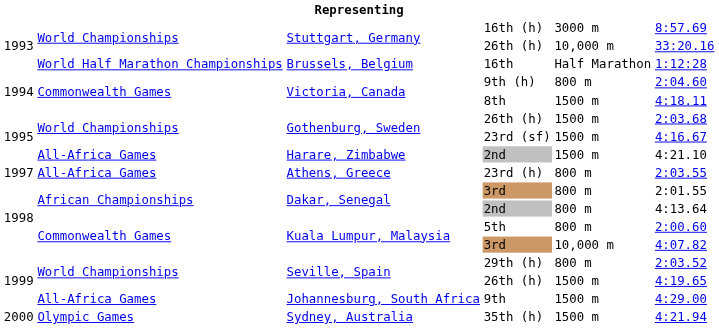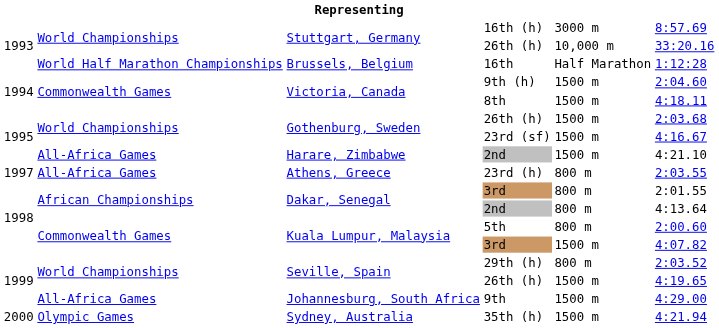(573, 82) 800 m -> (577, 82) 1500 m
(584, 245) 10,000 m -> (577, 245) 1500 m
